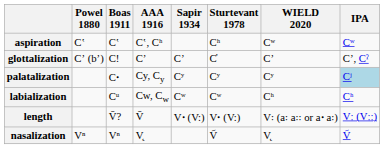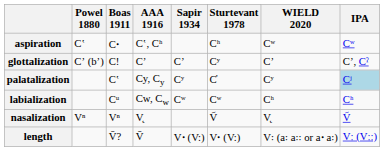(114, 42) Cʽ -> (114, 44) Cꞏ
(213, 59) C̓ -> (215, 61) Cʸ
(114, 78) Cꞏ -> (114, 80) Cʽ
(215, 77) Cʸ -> (213, 80) C̓
rows swapped: (38, 117) <-> (38, 135)
